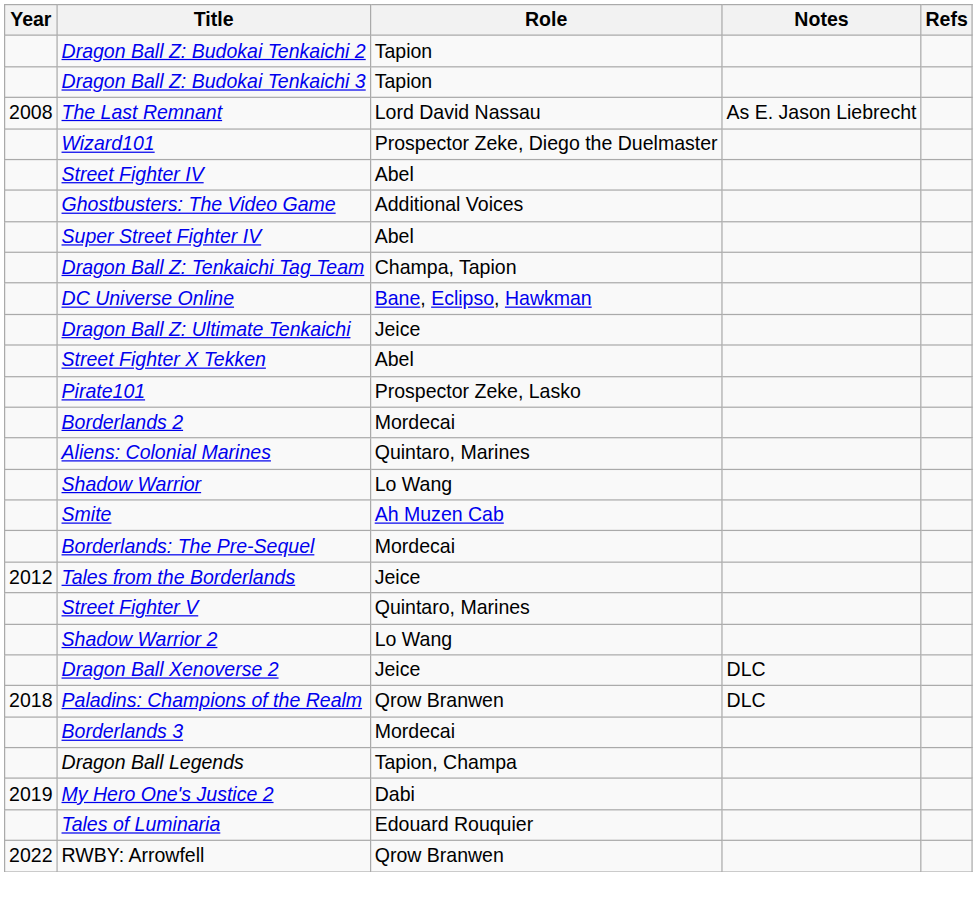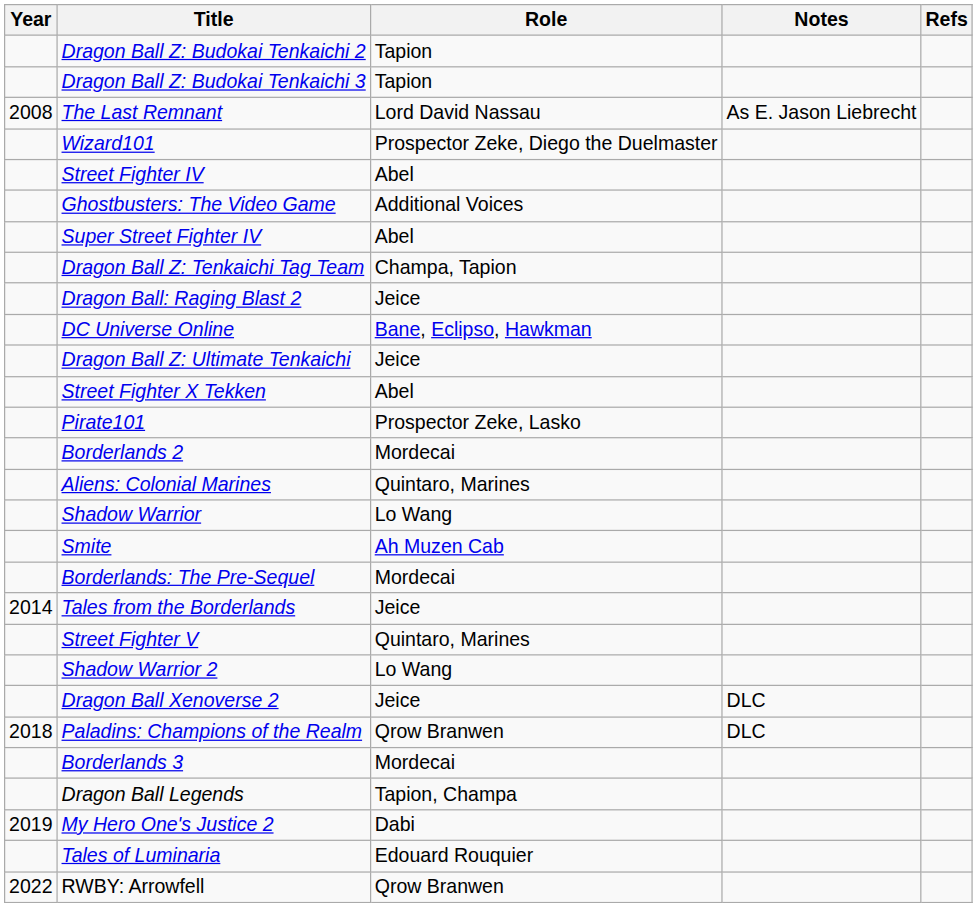+ row: (181, 298)
(31, 577) 2012 -> (31, 608) 2014
